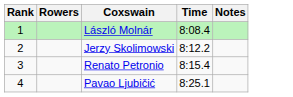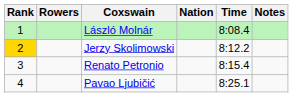+ column: (196, 13)
(20, 48) no background -> (20, 48) gold background
